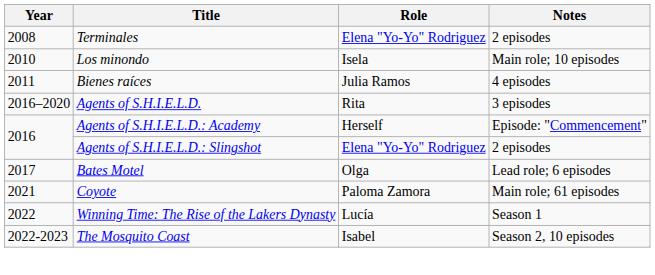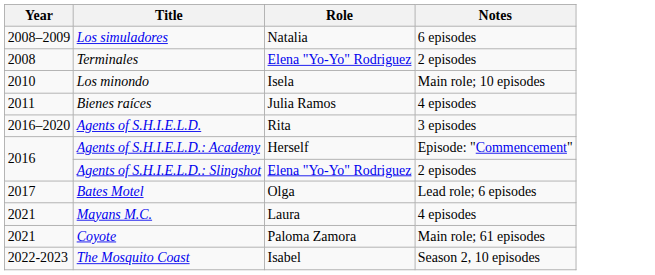+ row: (122, 37)
+ row: (114, 214)
- row: (206, 214)
